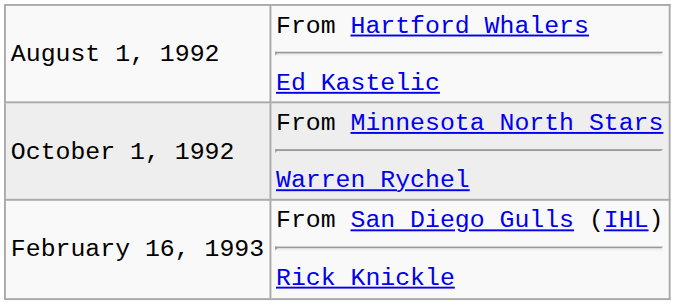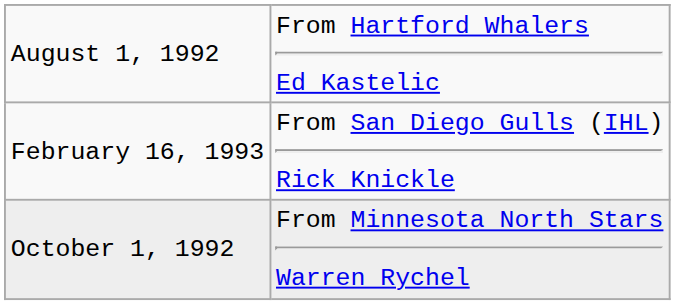rows swapped: (123, 152) <-> (138, 249)
